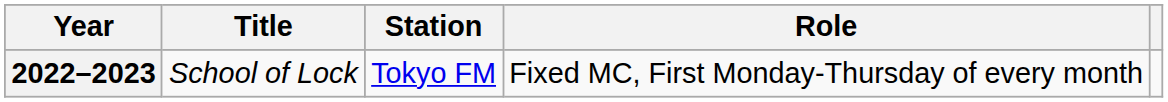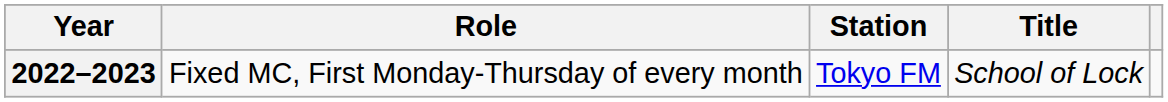columns swapped: (263, 27) <-> (826, 27)
